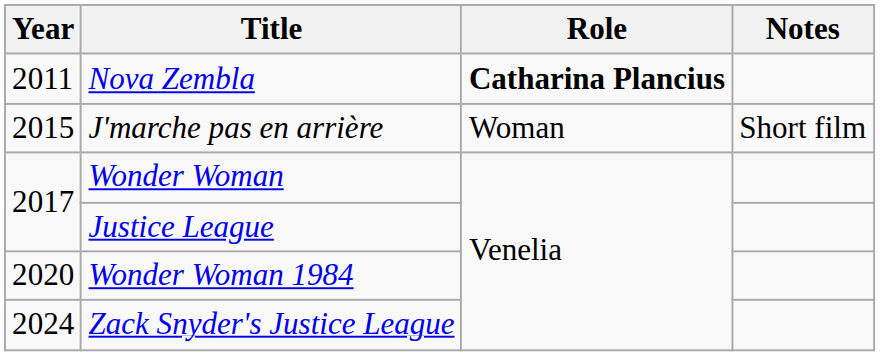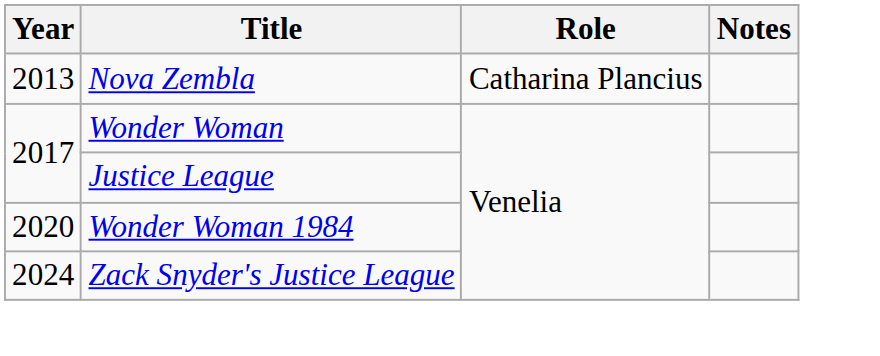(43, 78) 2011 -> (43, 78) 2013
(597, 78) bold -> (586, 78) normal
- row: (236, 127)
